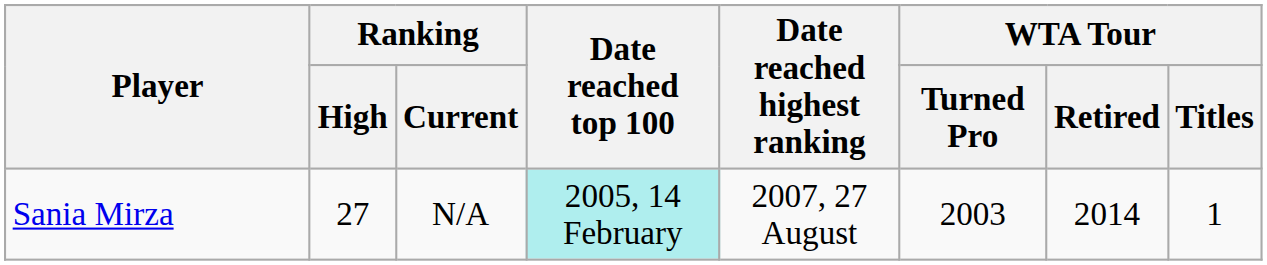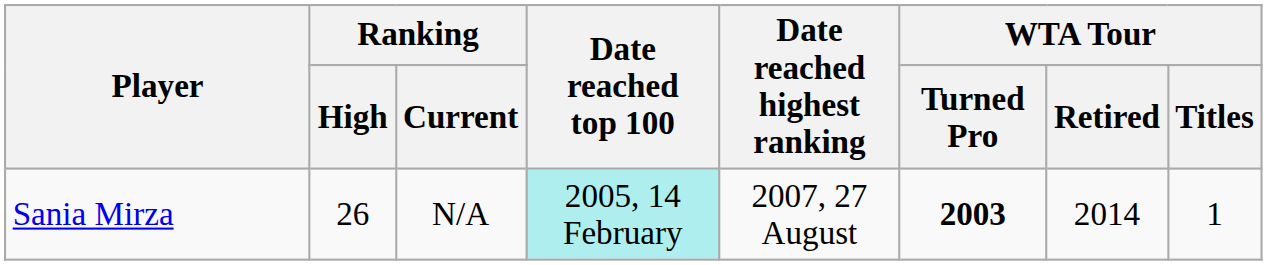(353, 213) 27 -> (353, 213) 26
(973, 213) normal -> (973, 213) bold
